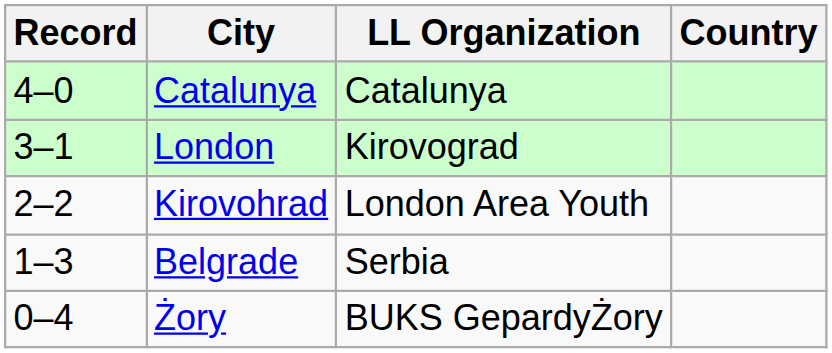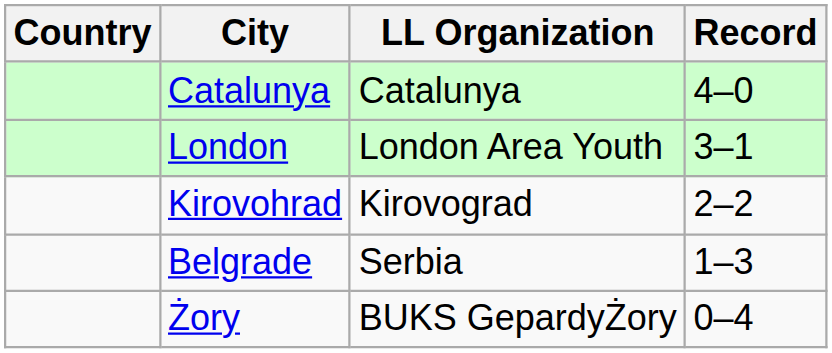columns swapped: (748, 33) <-> (75, 33)
(432, 147) Kirovograd -> (511, 147) London Area Youth
(497, 204) London Area Youth -> (446, 204) Kirovograd
